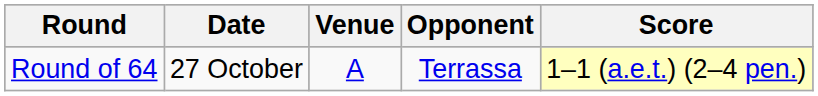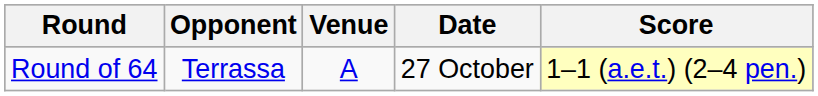columns swapped: (236, 25) <-> (470, 25)
